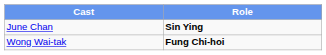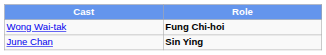rows swapped: (36, 42) <-> (30, 27)
